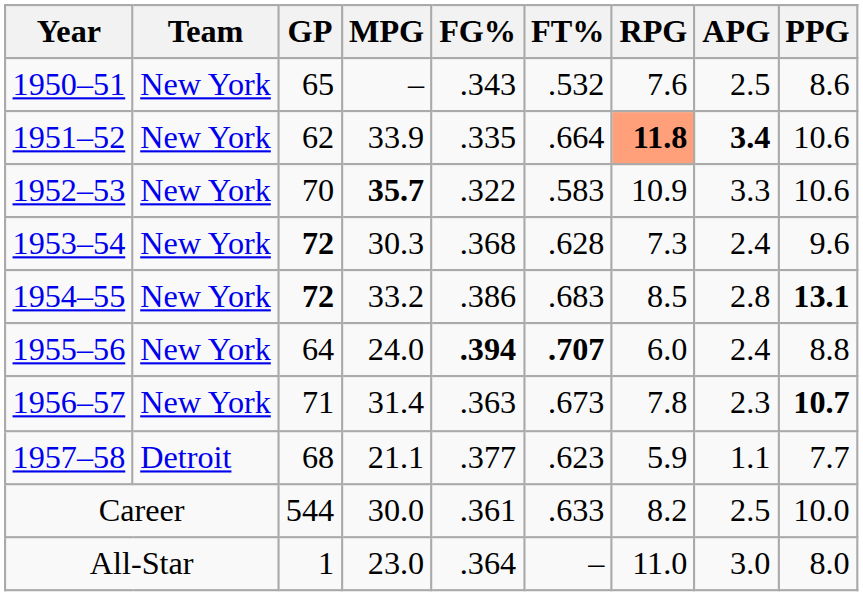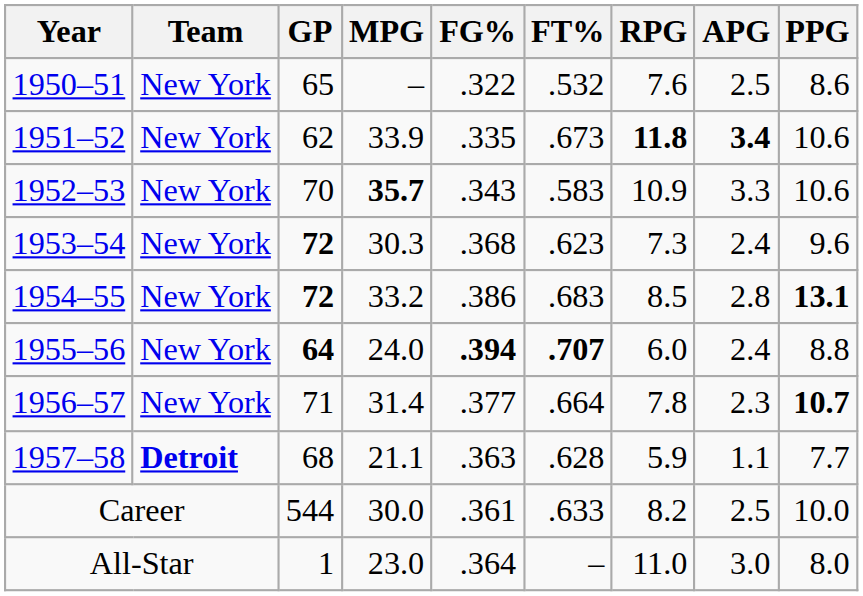(488, 84) .343 -> (488, 84) .322
(576, 137) .664 -> (576, 137) .673
(660, 137) lightsalmon background -> (660, 137) no background
(488, 190) .322 -> (488, 190) .343
(576, 243) .628 -> (576, 243) .623
(318, 350) normal -> (318, 350) bold
(488, 403) .363 -> (488, 403) .377
(576, 403) .673 -> (576, 403) .664
(186, 456) normal -> (189, 456) bold
(488, 456) .377 -> (488, 456) .363
(576, 456) .623 -> (576, 456) .628
